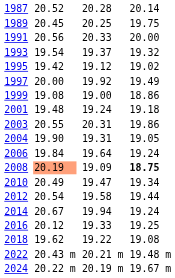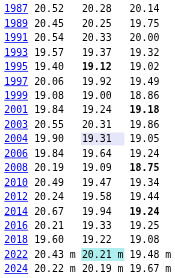(49, 38) 20.56 -> (49, 38) 20.54
(49, 52) 19.54 -> (49, 52) 19.57
(49, 67) 19.42 -> (49, 67) 19.40
(97, 67) normal -> (97, 67) bold
(49, 81) 20.00 -> (49, 81) 20.06
(49, 110) 19.48 -> (49, 110) 19.84
(144, 110) normal -> (144, 110) bold
(97, 139) no background -> (97, 139) lavender background
(49, 168) lightsalmon background -> (49, 168) no background
(49, 197) 20.54 -> (49, 197) 20.24
(144, 211) normal -> (144, 211) bold
(49, 226) 20.12 -> (49, 226) 20.21
(49, 240) 19.62 -> (49, 240) 19.60
(103, 254) no background -> (103, 254) paleturquoise background
